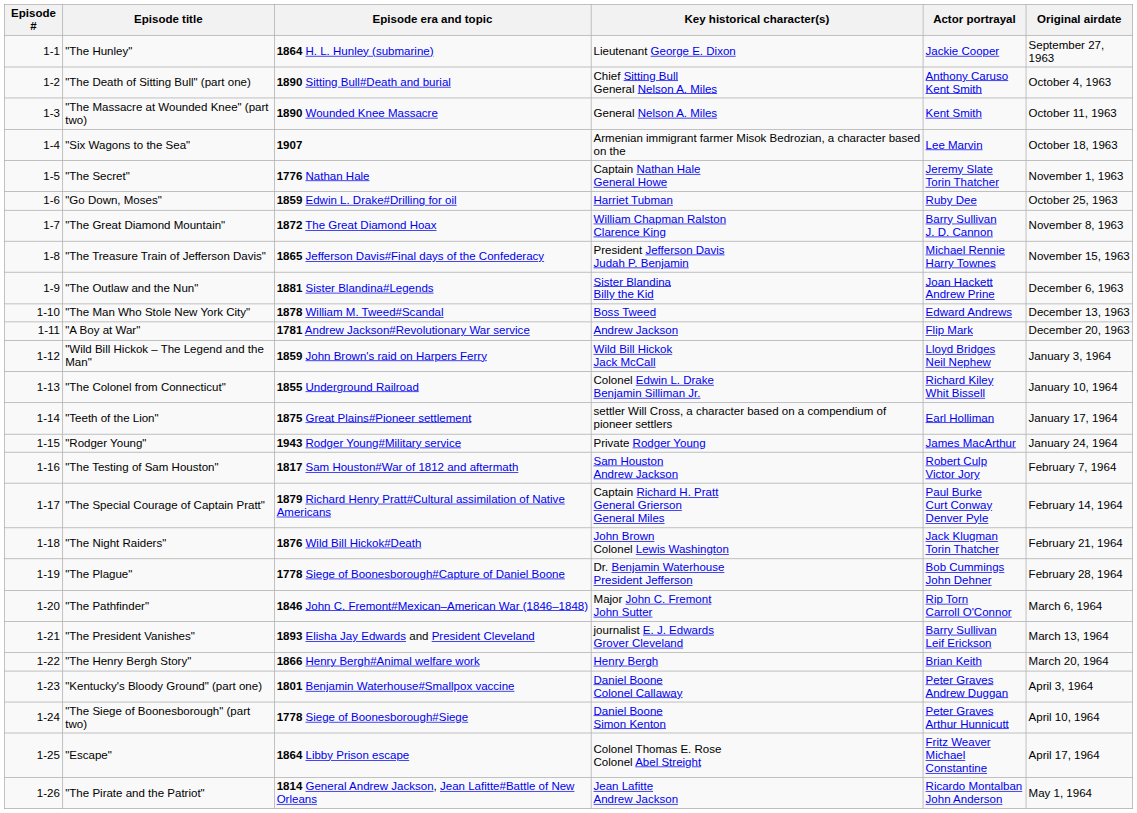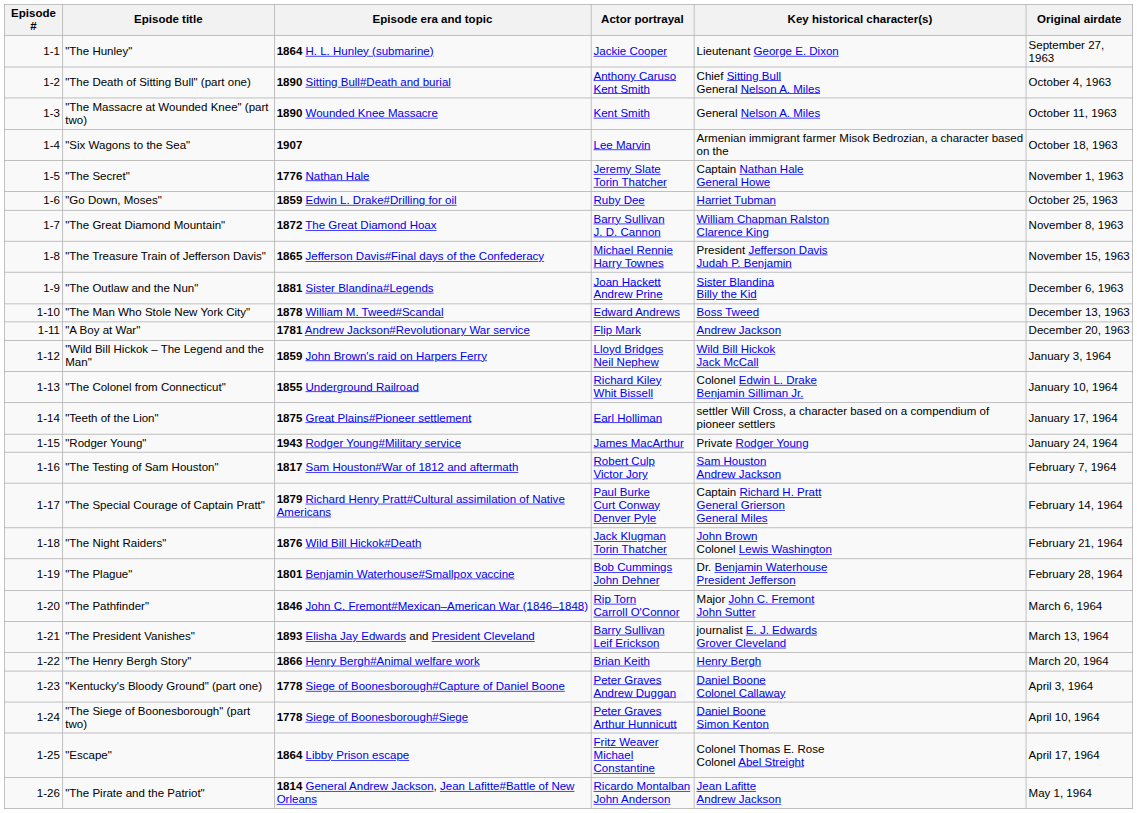columns swapped: (757, 20) <-> (974, 20)
(421, 574) 1778 Siege of Boonesborough#Capture of Daniel Boone -> (396, 574) 1801 Benjamin Waterhouse#Smallpox vaccine
(396, 686) 1801 Benjamin Waterhouse#Smallpox vaccine -> (421, 686) 1778 Siege of Boonesborough#Capture of Daniel Boone
